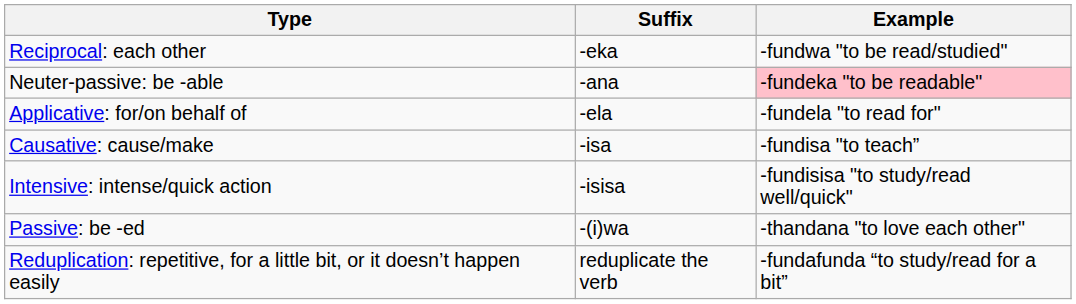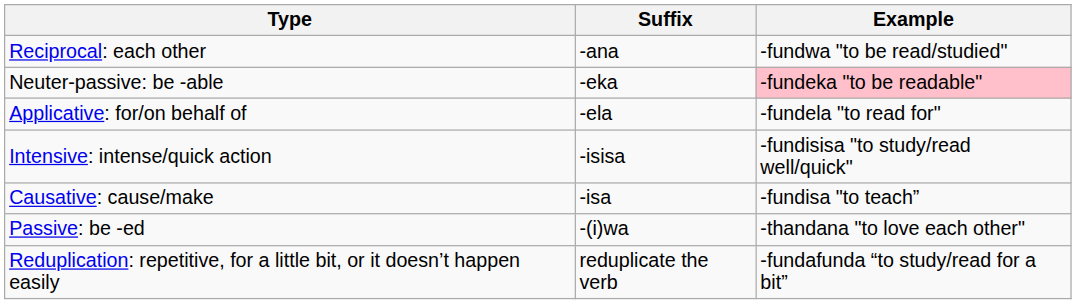(599, 51) -eka -> (599, 51) -ana
(599, 82) -ana -> (599, 82) -eka
rows swapped: (111, 144) <-> (140, 187)
